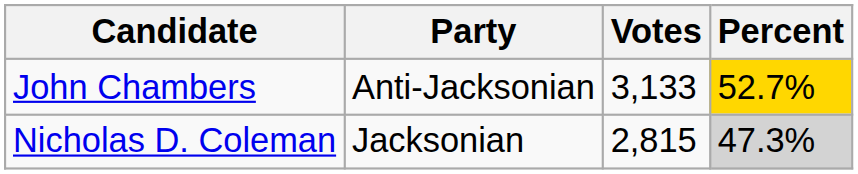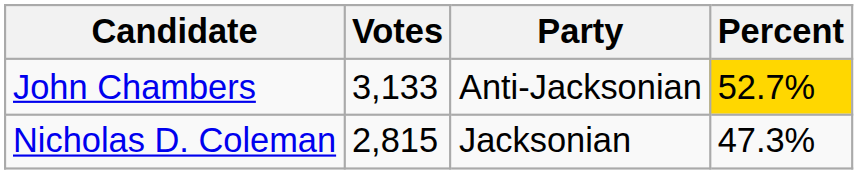columns swapped: (473, 31) <-> (656, 31)
(766, 140) lightgrey background -> (766, 140) no background
